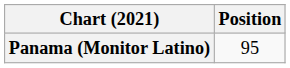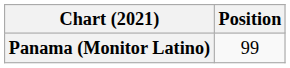(250, 47) 95 -> (250, 47) 99
